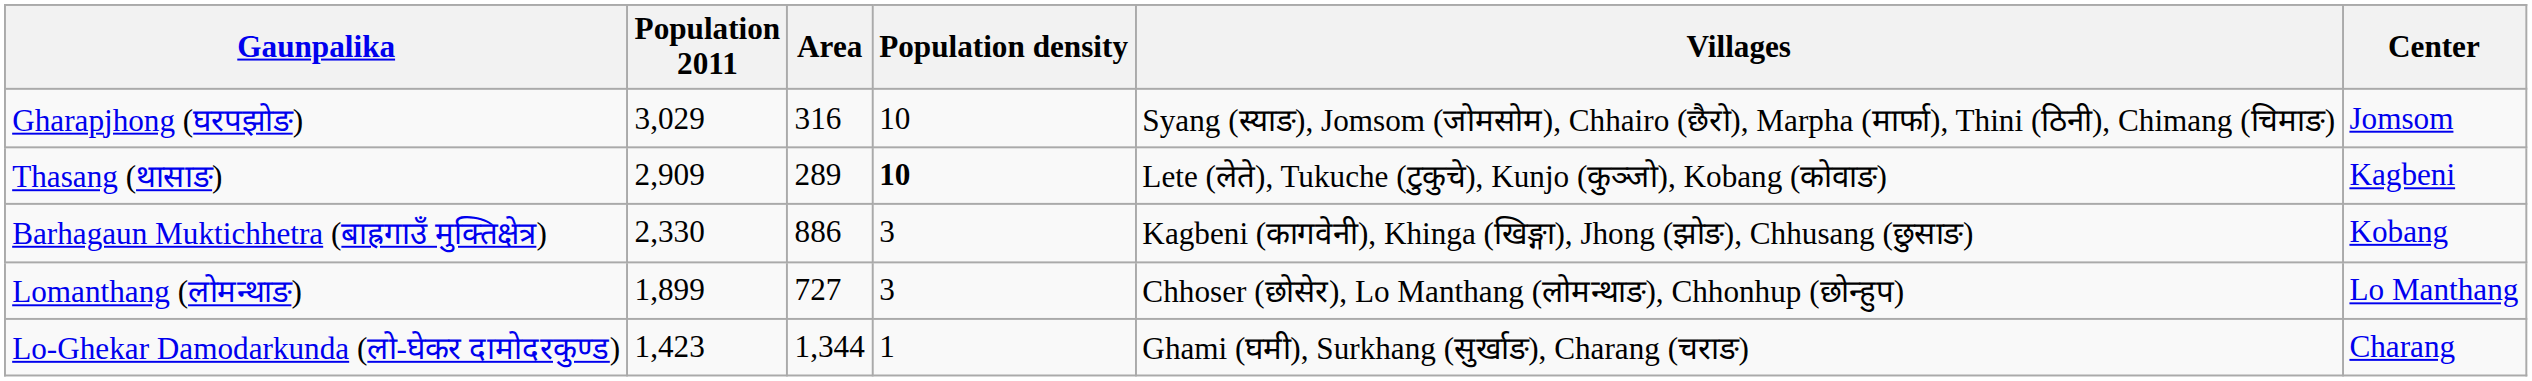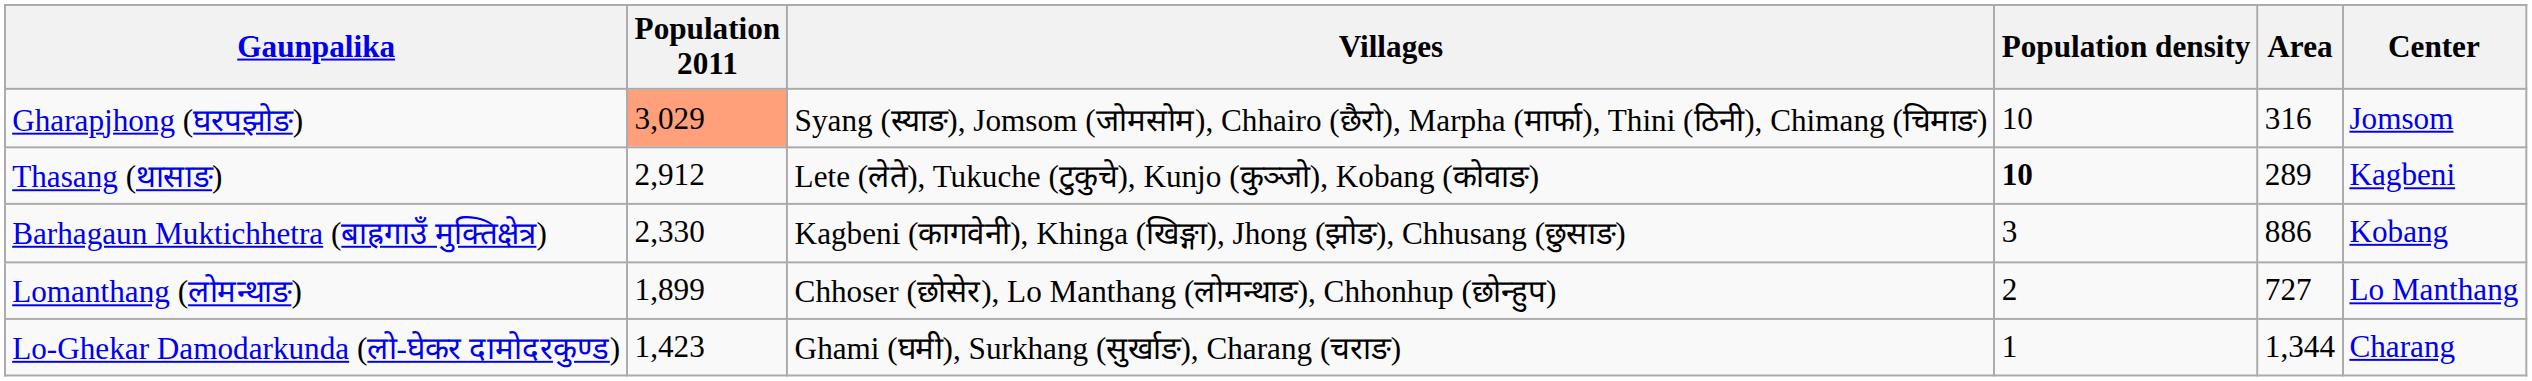columns swapped: (830, 46) <-> (1739, 46)
(670, 117) no background -> (670, 117) lightsalmon background
(670, 175) 2,909 -> (670, 175) 2,912
(887, 289) 3 -> (2009, 289) 2
